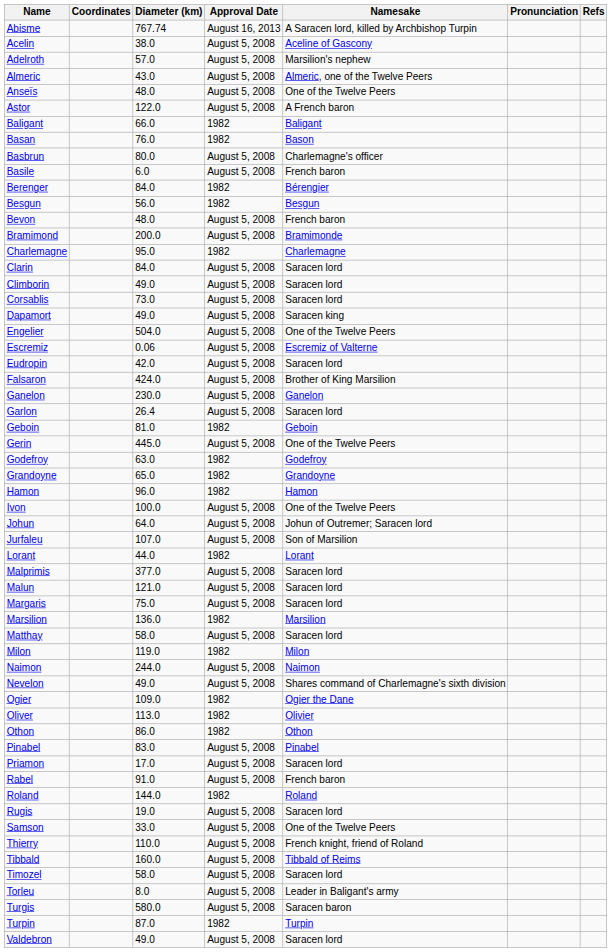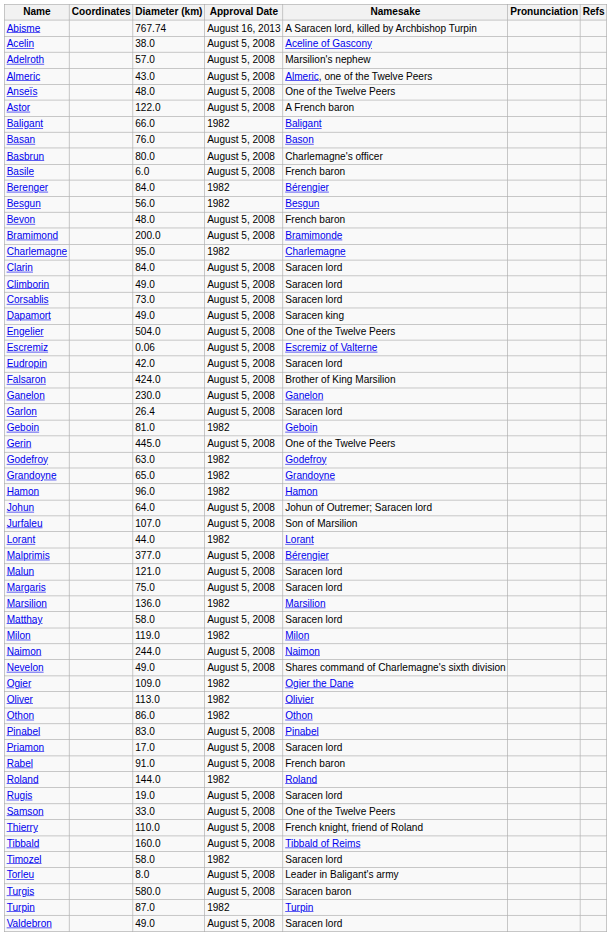(218, 140) 1982 -> (241, 140) August 5, 2008
- row: (16, 508)
(314, 572) Saracen lord -> (307, 556) Bérengier
(241, 875) August 5, 2008 -> (218, 859) 1982
